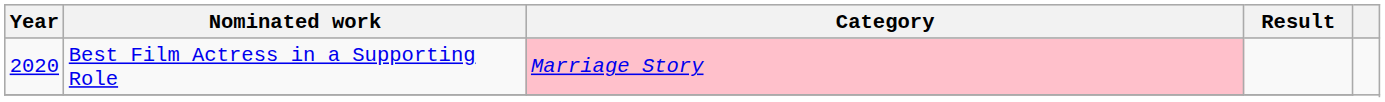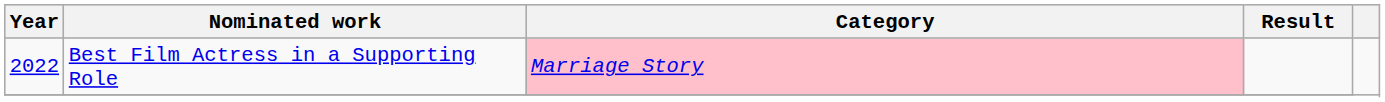(34, 67) 2020 -> (34, 67) 2022
